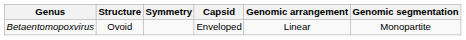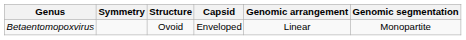columns swapped: (120, 12) <-> (169, 12)
